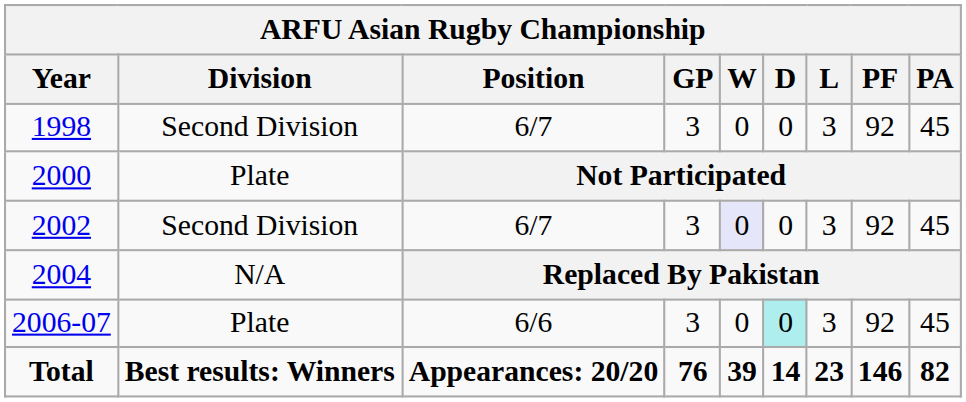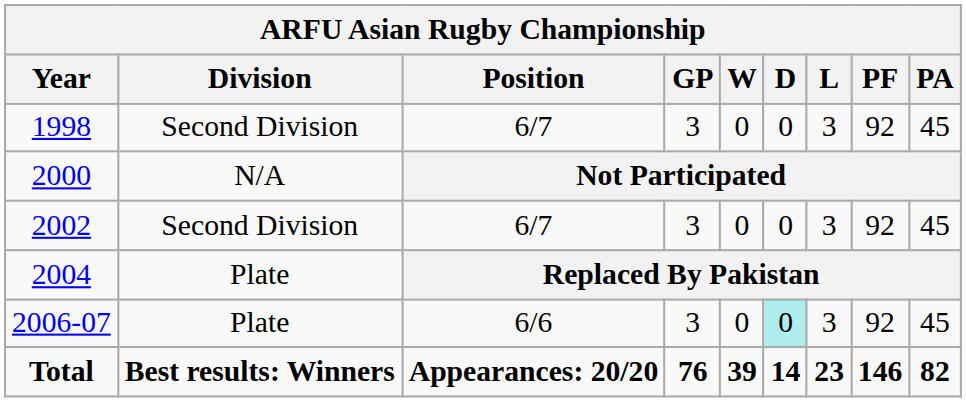(260, 176) Plate -> (260, 176) N/A
(742, 225) lavender background -> (742, 225) no background
(260, 273) N/A -> (260, 273) Plate
